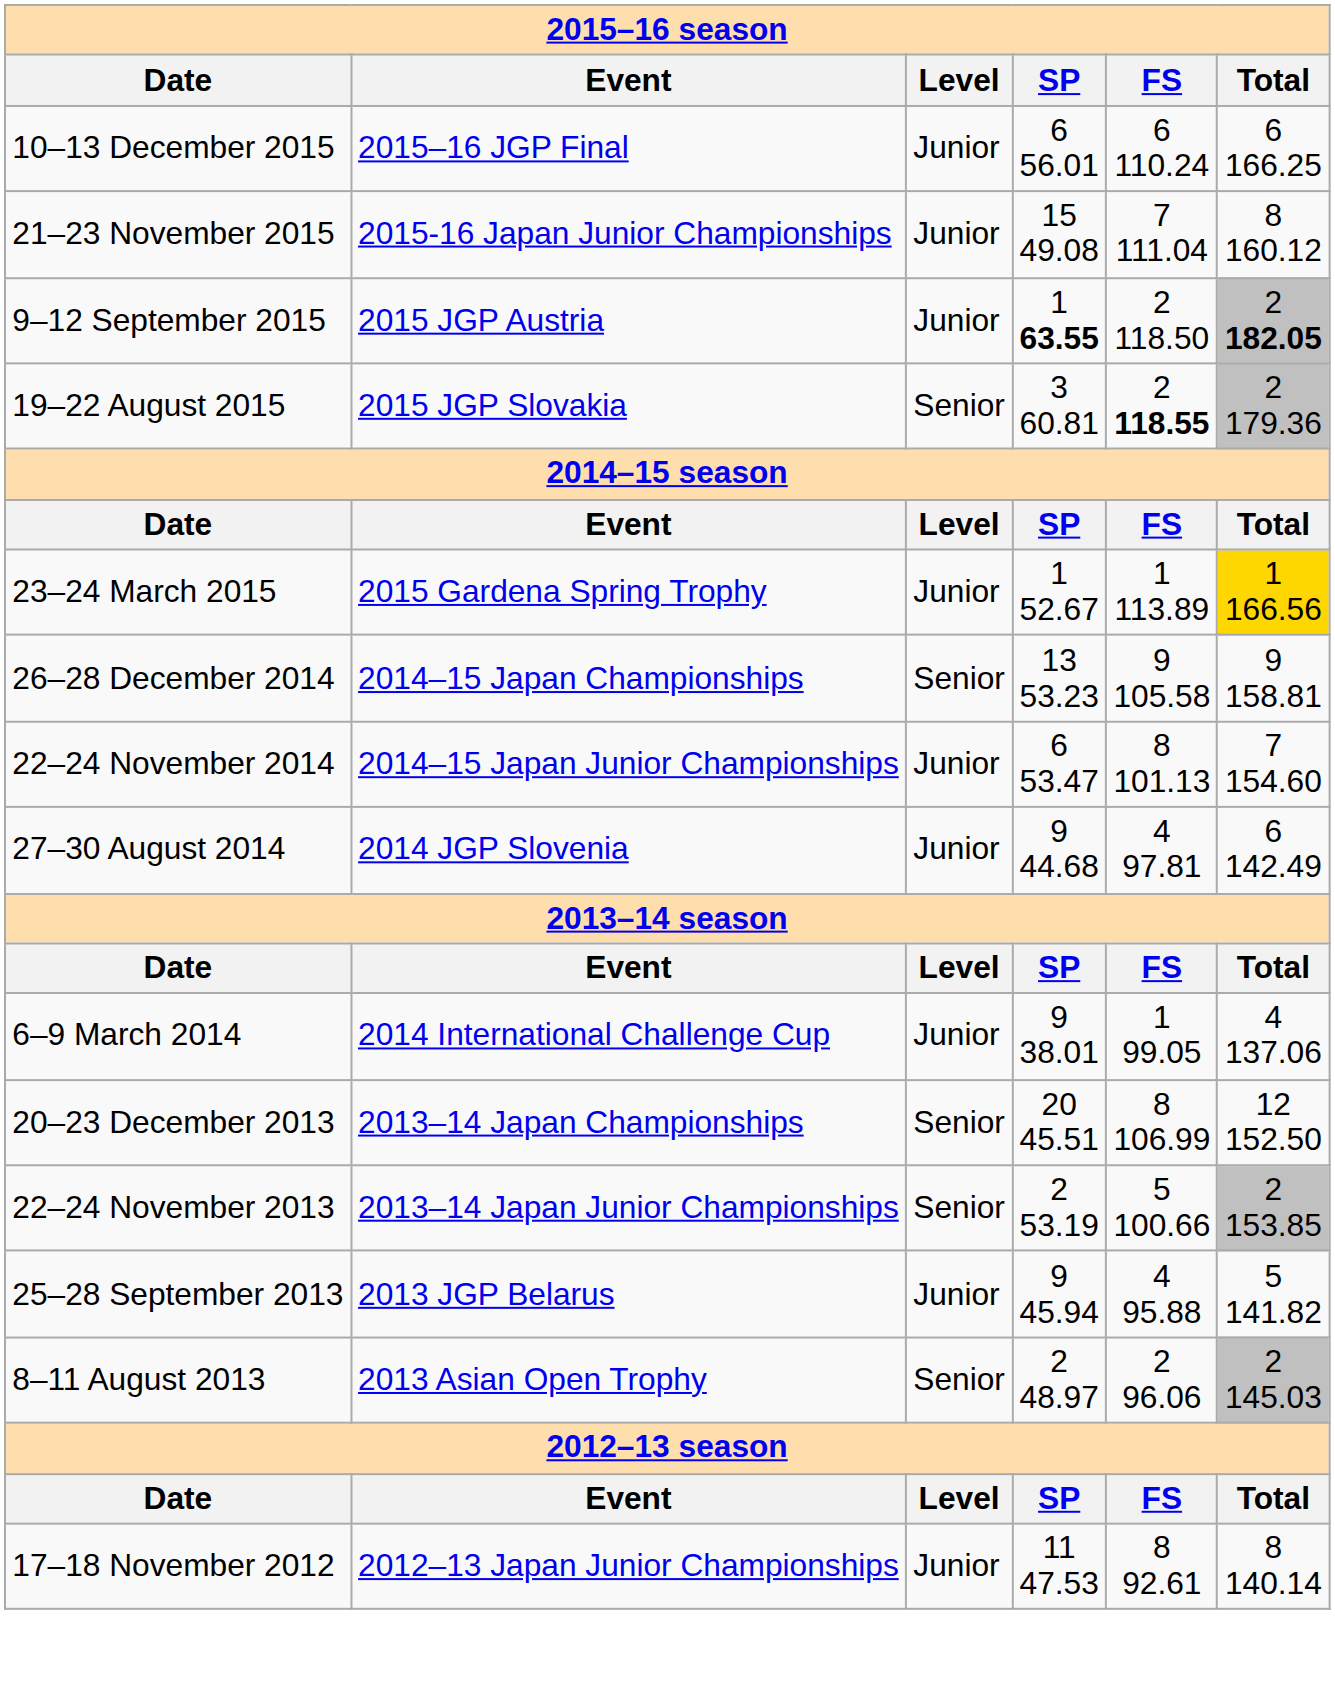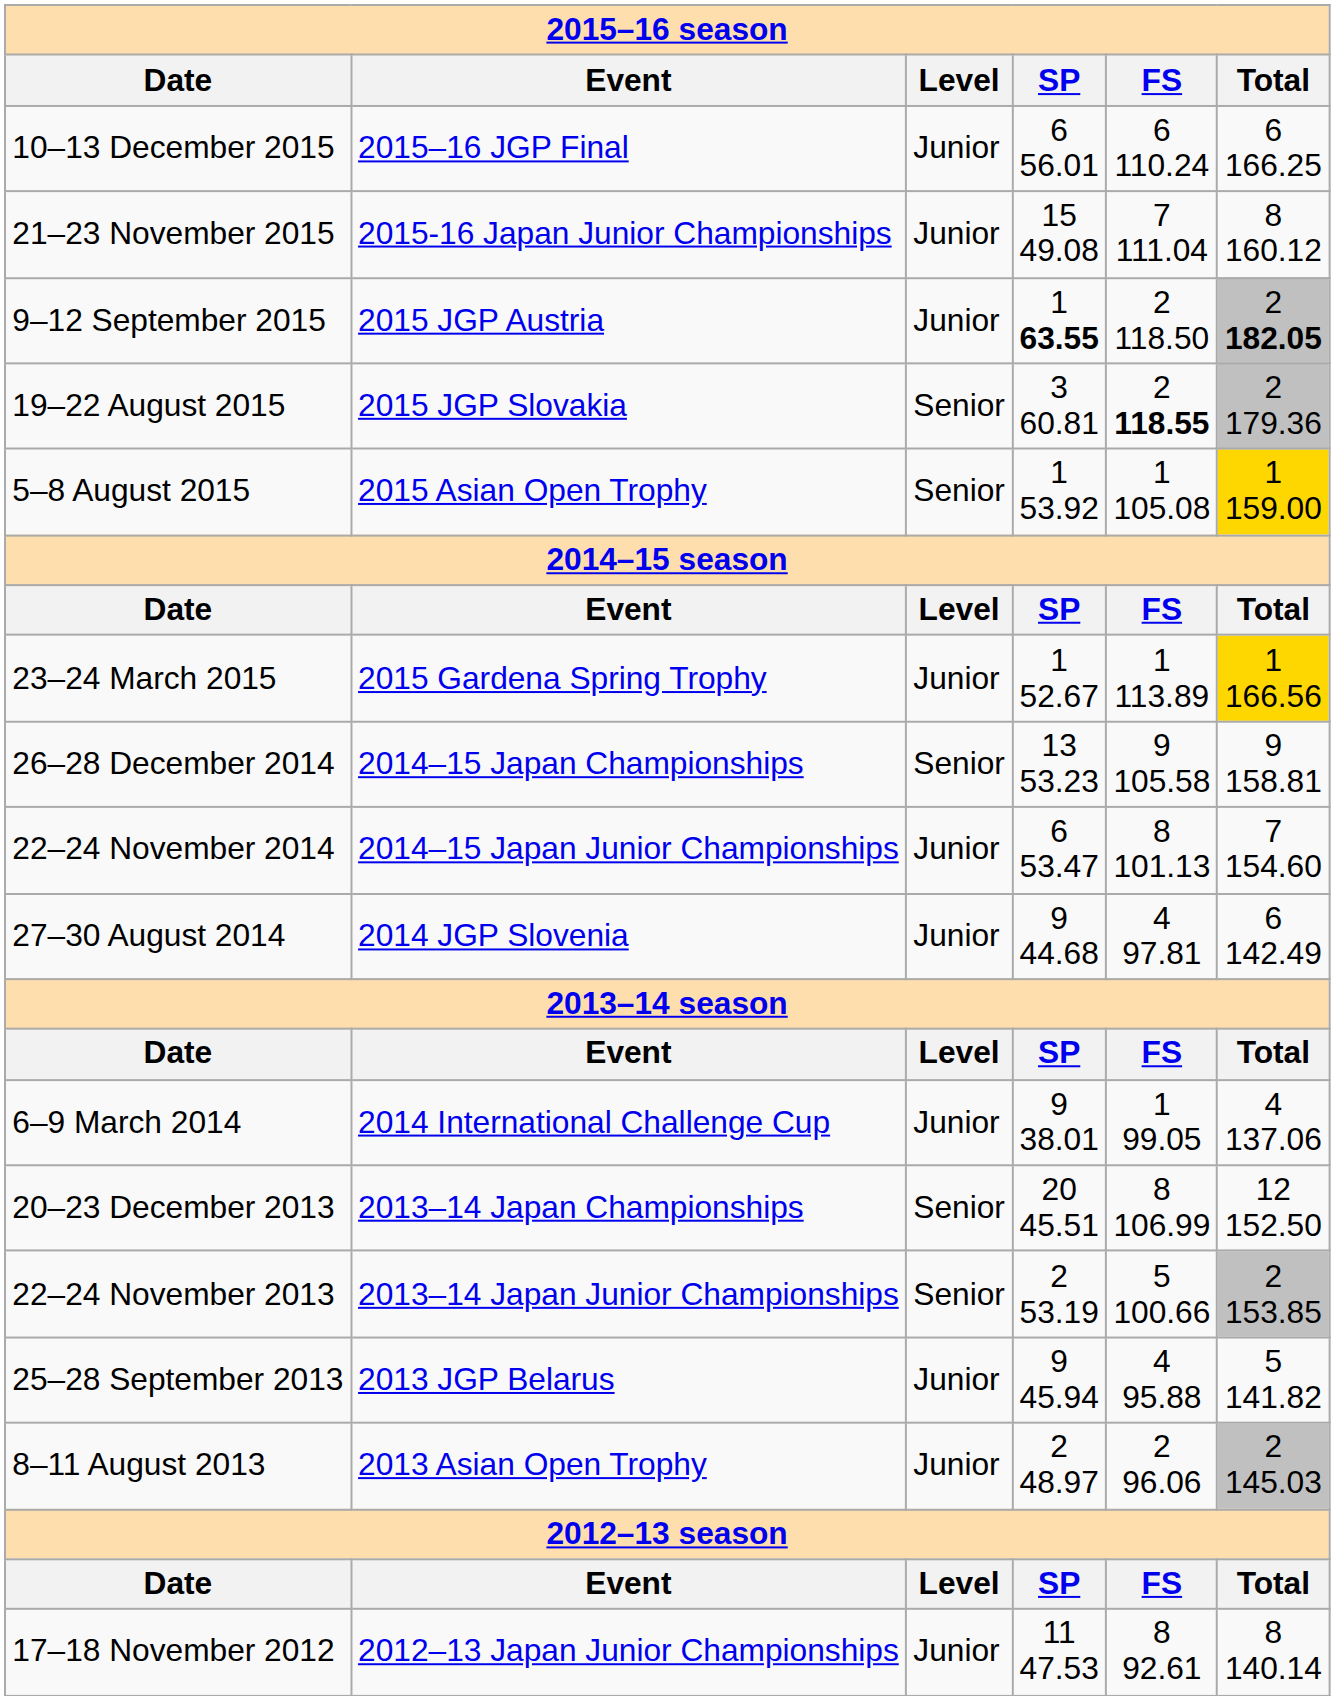+ row: (131, 491)
(959, 1379) Senior -> (956, 1465) Junior
